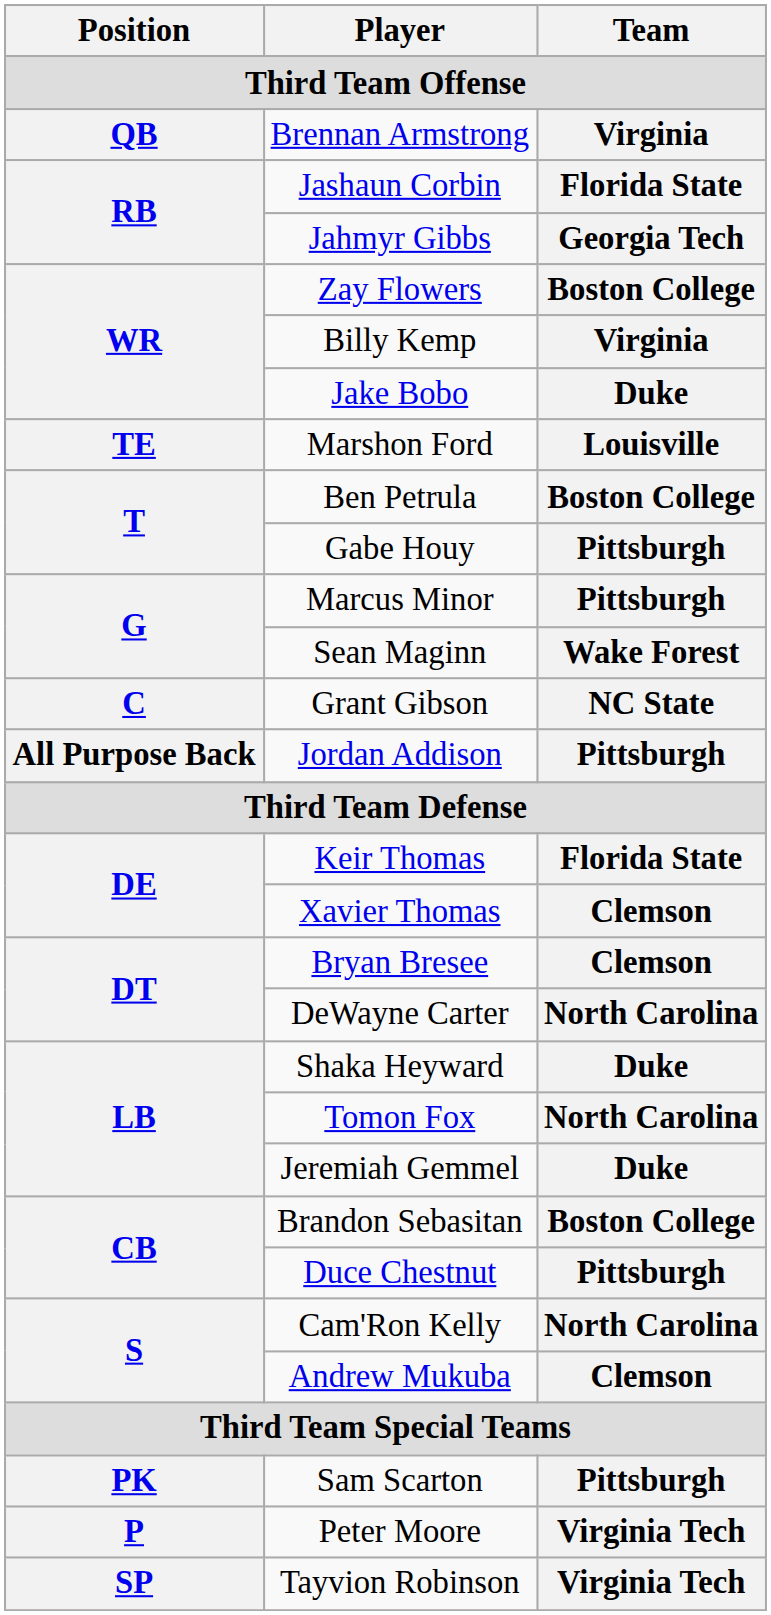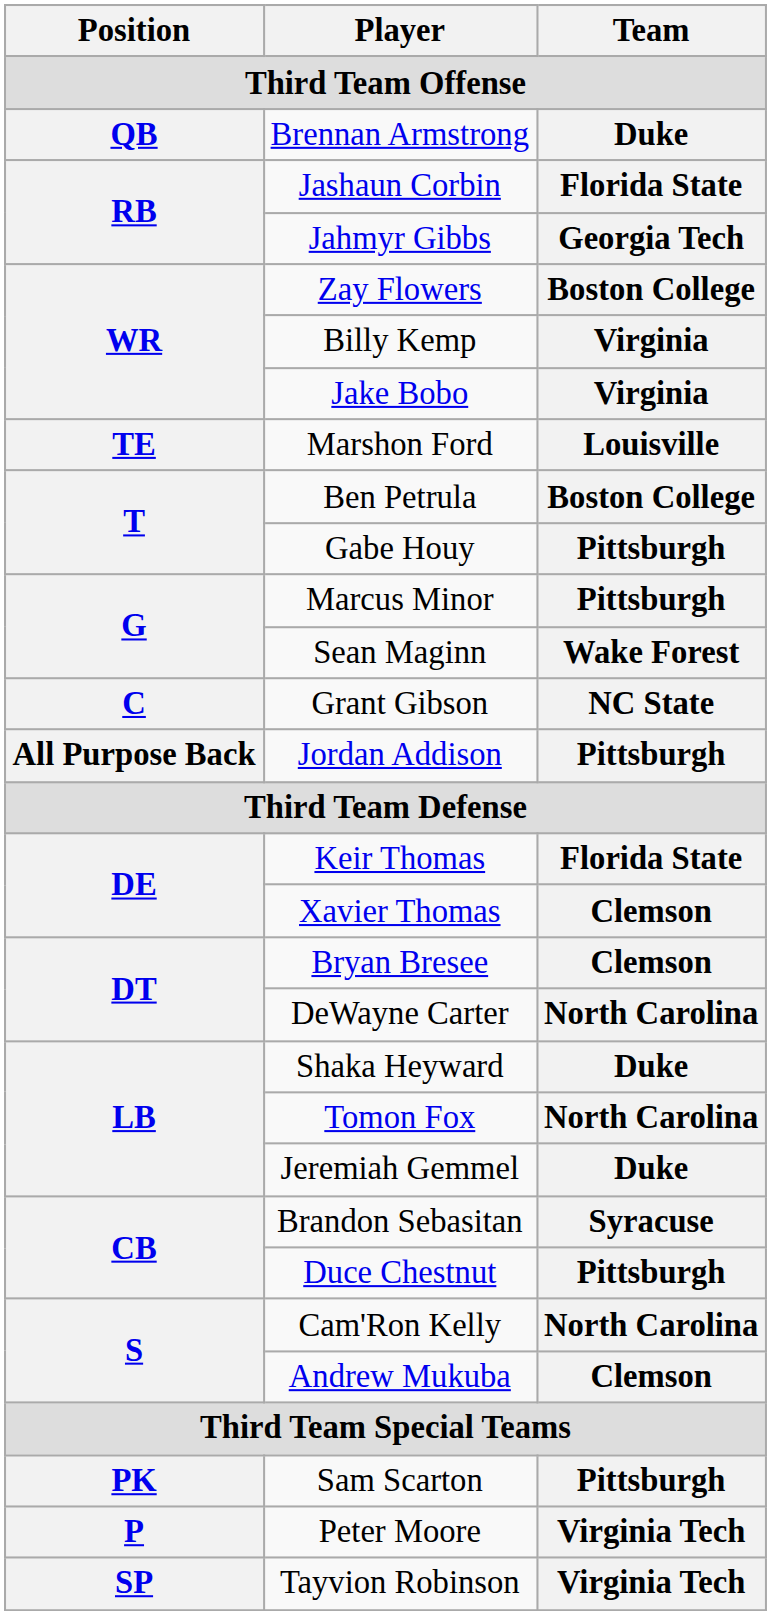(651, 133) Virginia -> (651, 133) Duke
(651, 392) Duke -> (651, 392) Virginia
(651, 1220) Boston College -> (651, 1220) Syracuse
